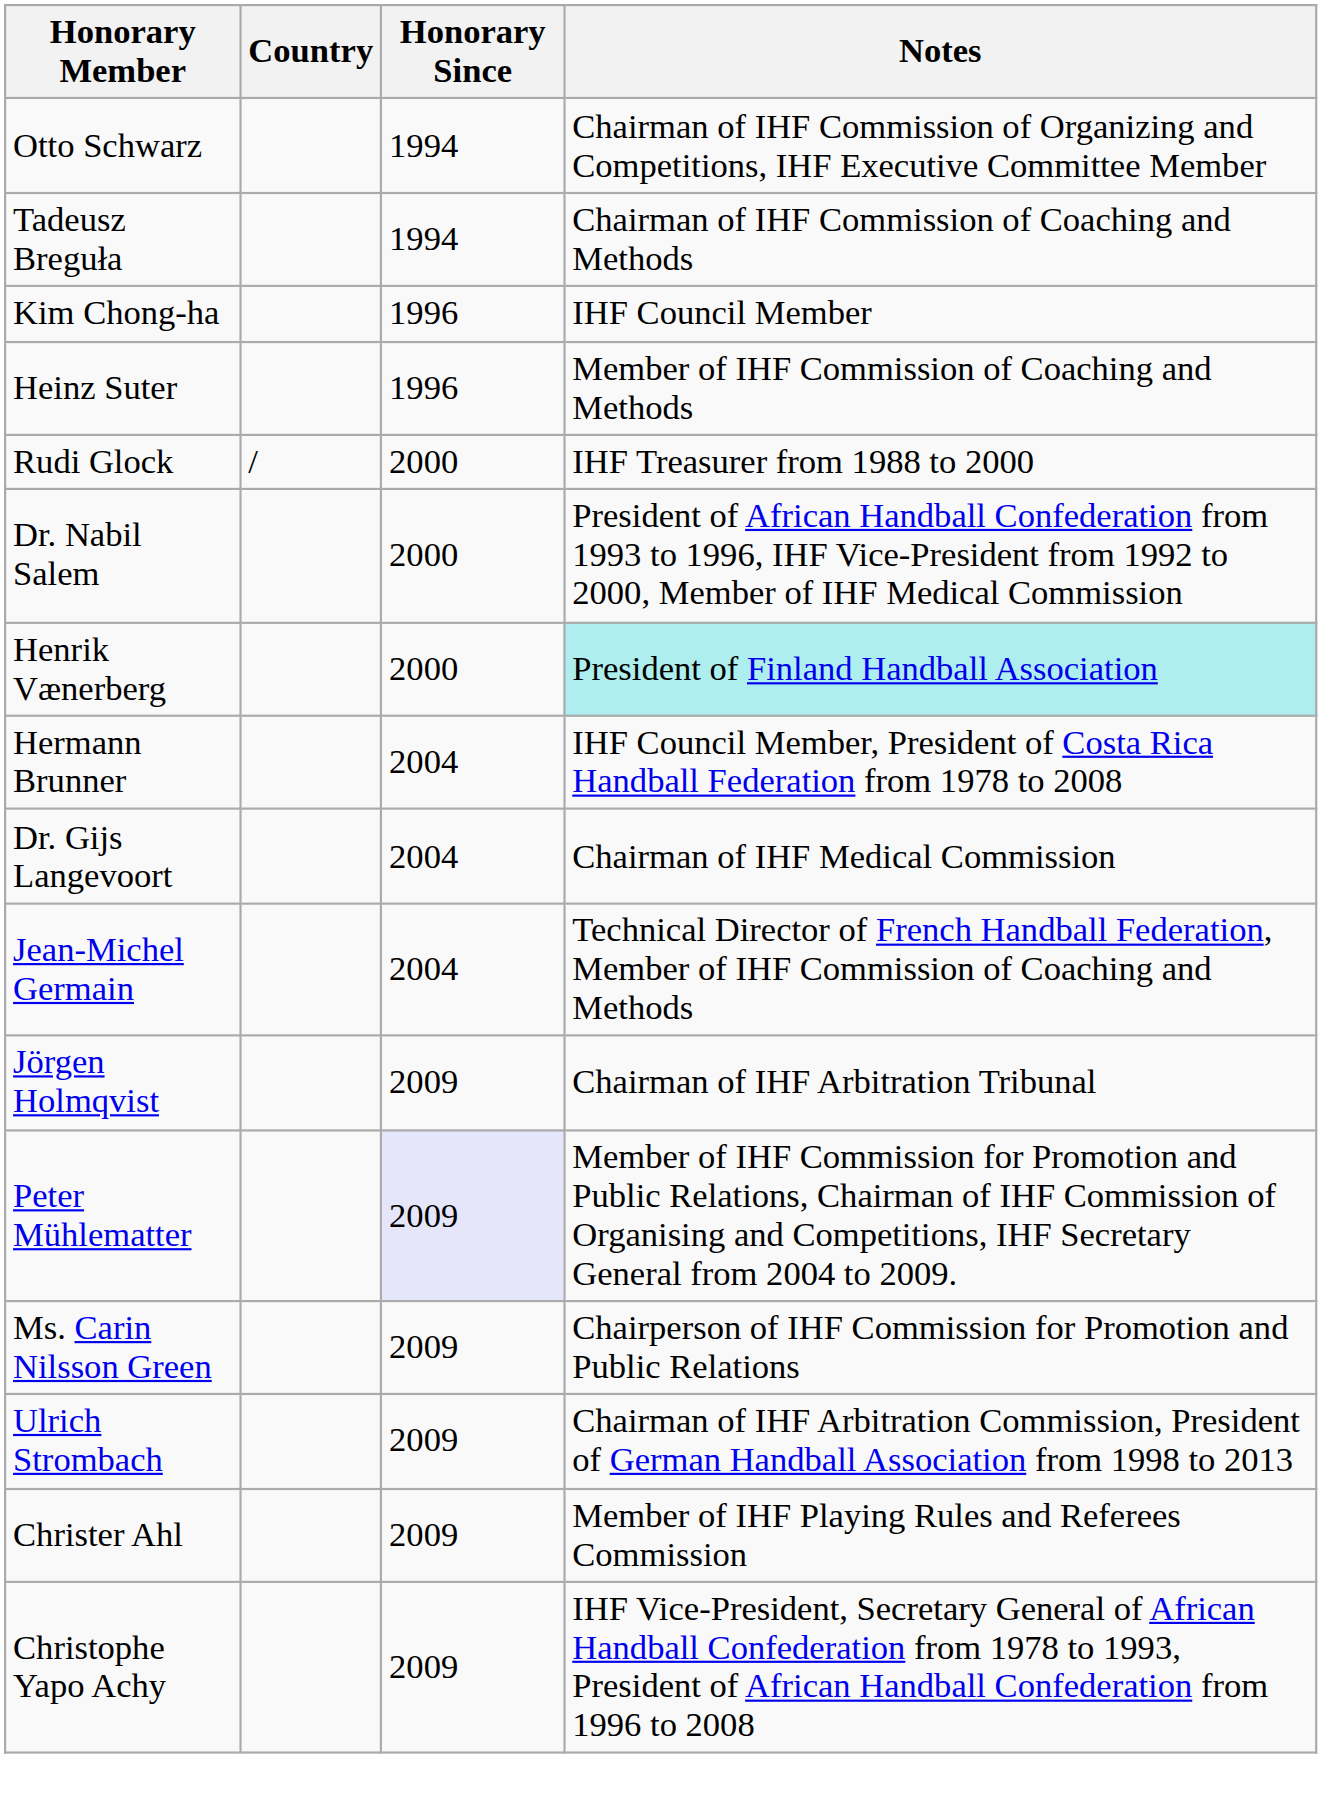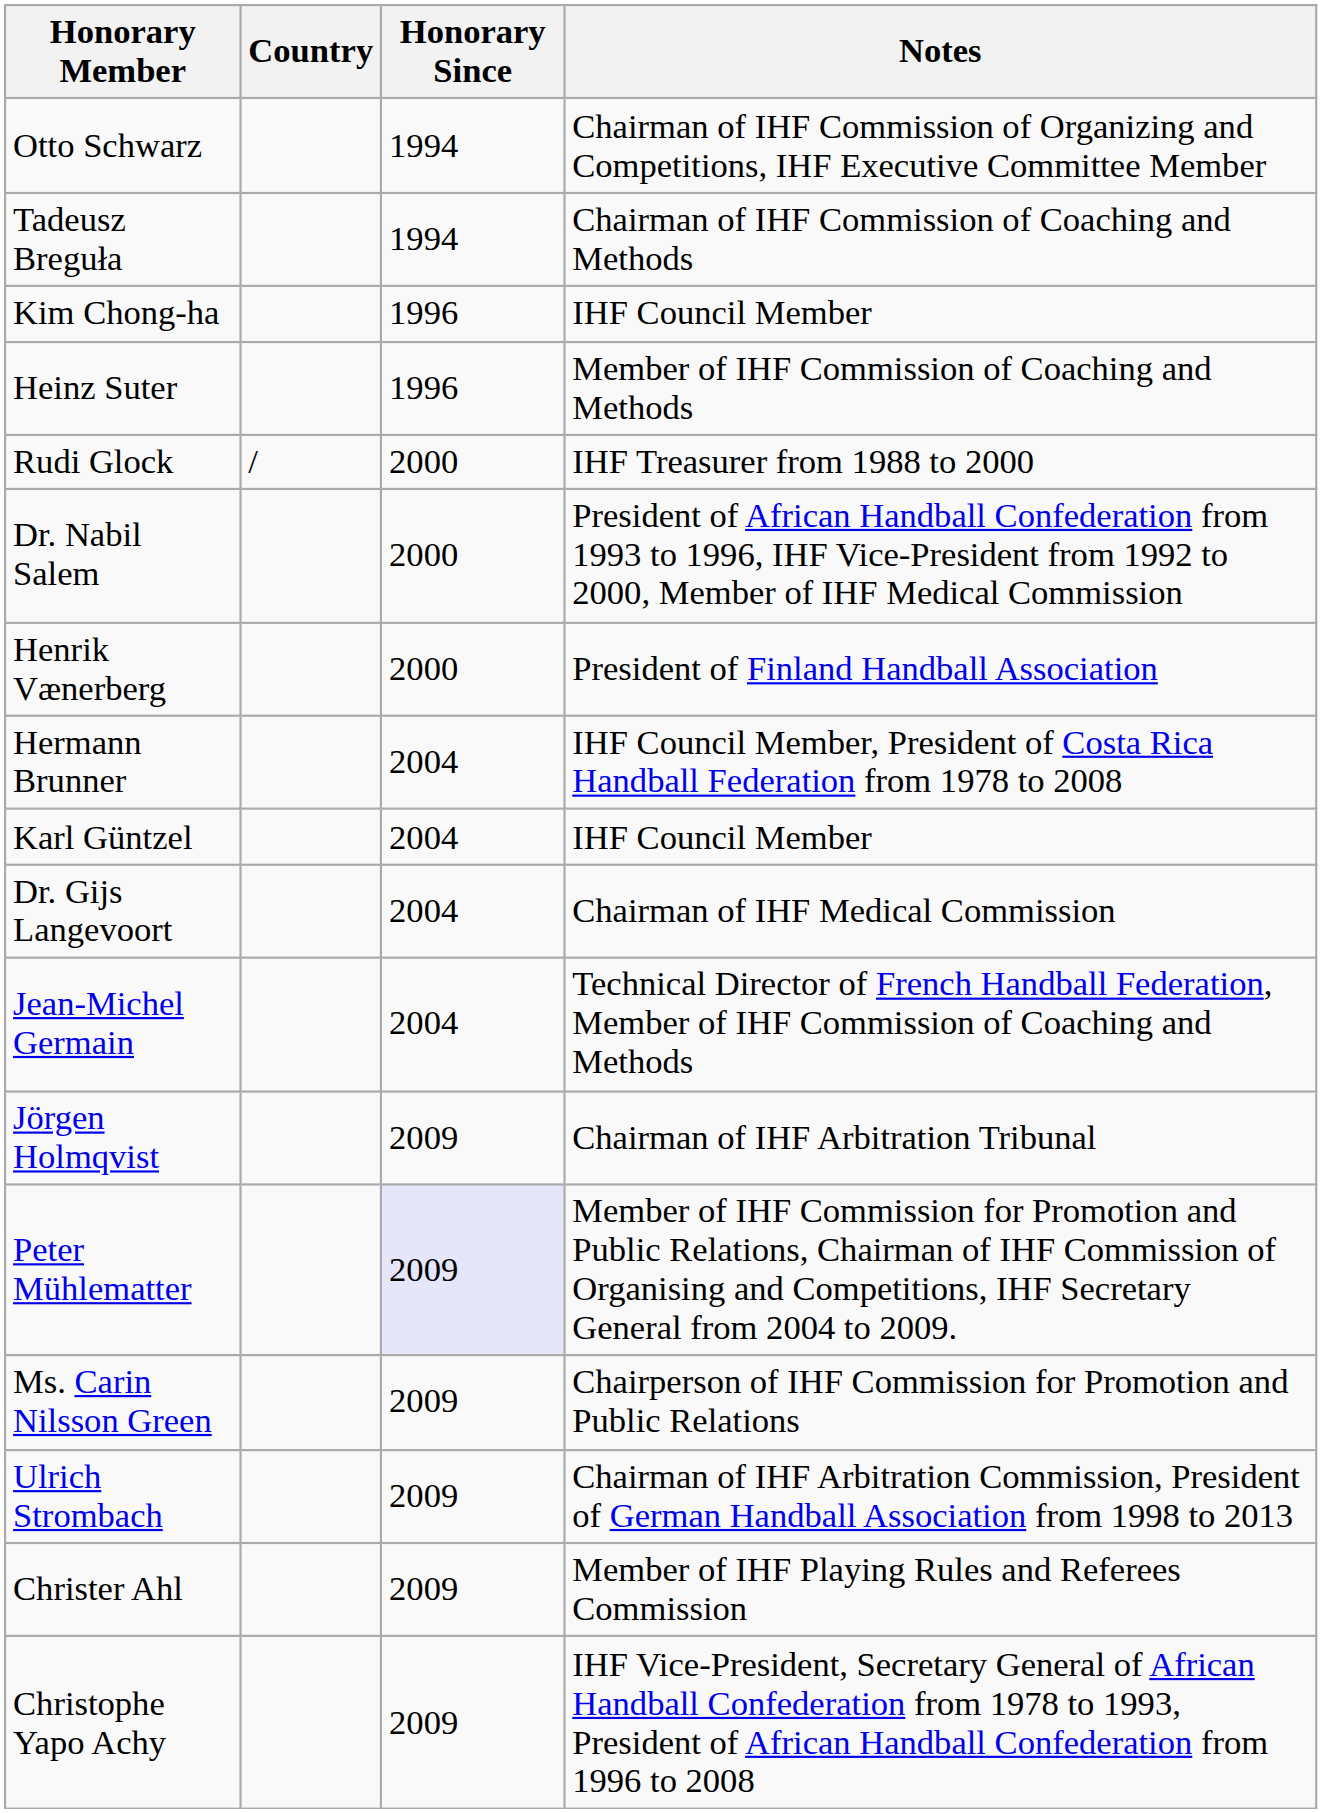(865, 668) paleturquoise background -> (865, 668) no background
+ row: (103, 836)
